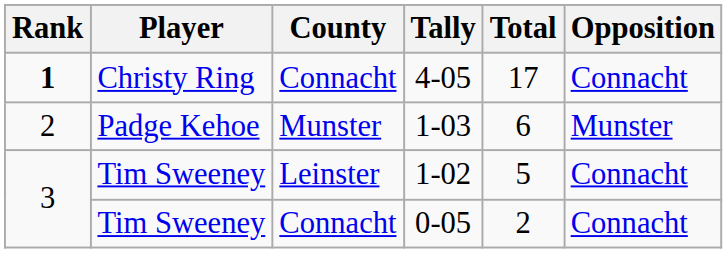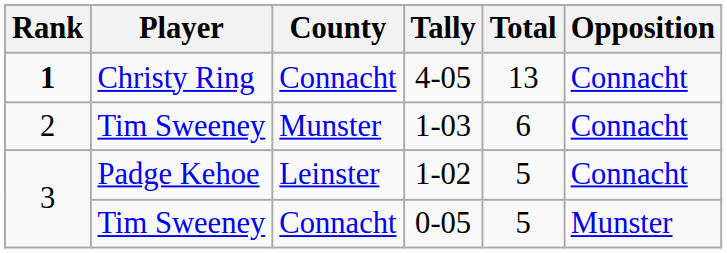(523, 77) 17 -> (523, 77) 13
(178, 125) Padge Kehoe -> (181, 125) Tim Sweeney
(622, 125) Munster -> (629, 125) Connacht
(181, 174) Tim Sweeney -> (178, 174) Padge Kehoe
(523, 222) 2 -> (523, 222) 5
(629, 222) Connacht -> (622, 222) Munster
